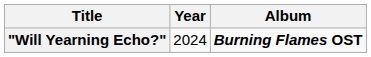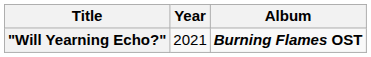(190, 40) 2024 -> (190, 40) 2021
